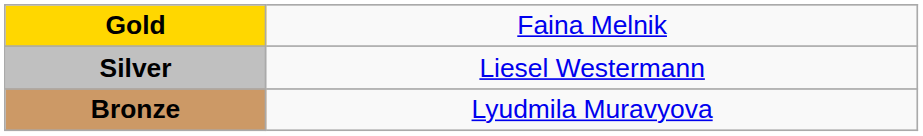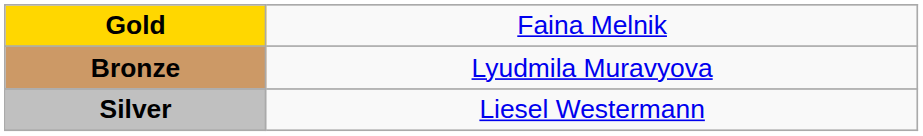rows swapped: (136, 67) <-> (136, 109)
